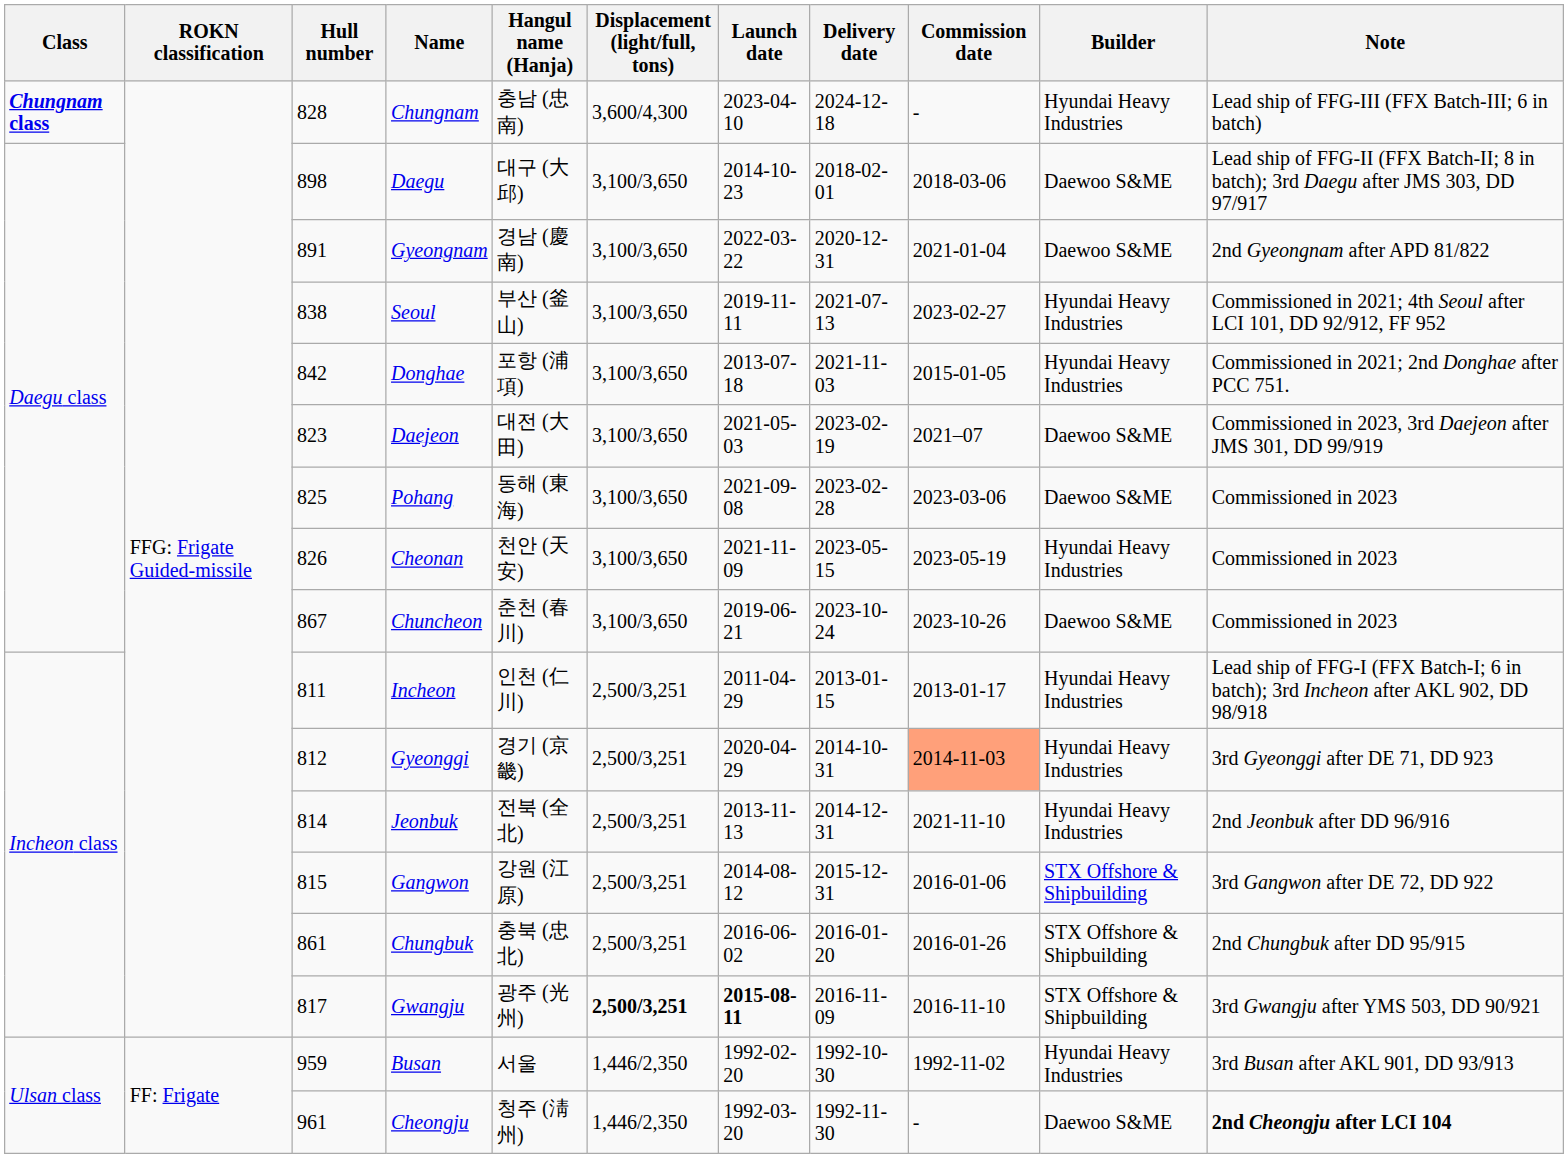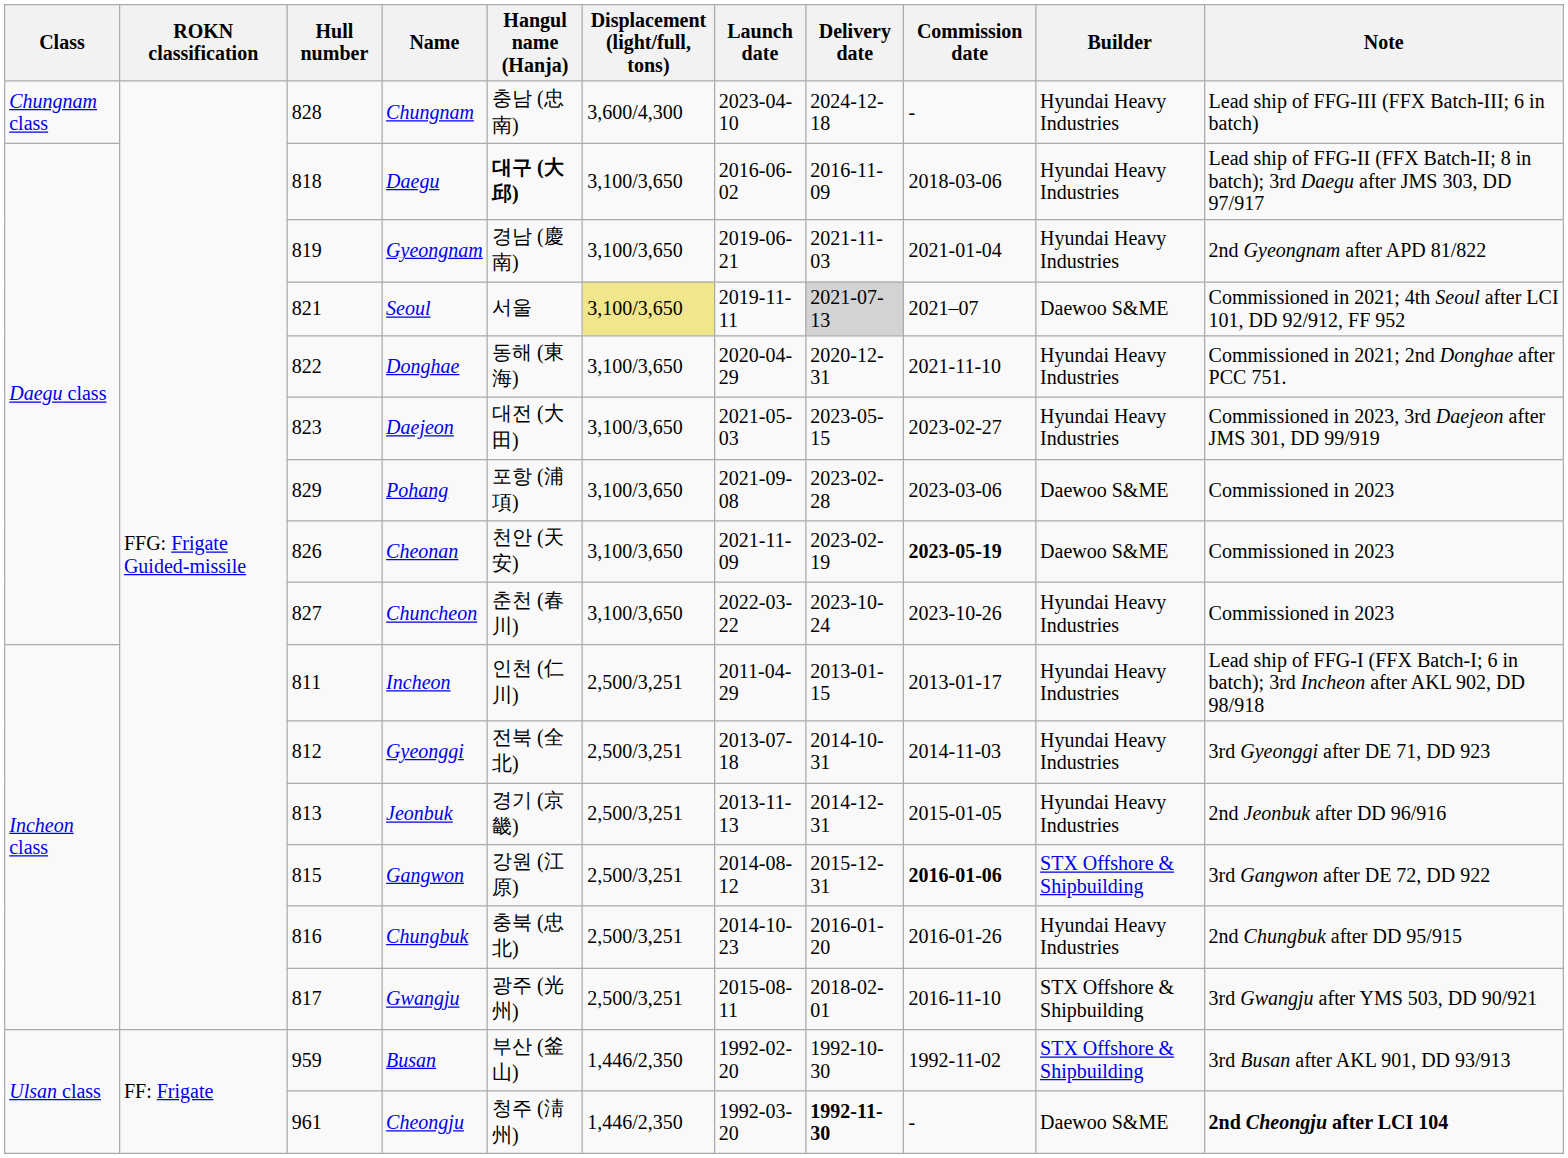(56, 112) bold -> (53, 112) normal
(312, 181) 898 -> (307, 181) 818
(533, 180) normal -> (528, 180) bold
(760, 181) 2014-10-23 -> (755, 181) 2016-06-02
(851, 181) 2018-02-01 -> (847, 181) 2016-11-09
(1108, 181) Daewoo S&ME -> (1103, 181) Hyundai Heavy Industries
(312, 250) 891 -> (307, 250) 819
(760, 250) 2022-03-22 -> (755, 250) 2019-06-21
(851, 250) 2020-12-31 -> (847, 250) 2021-11-03
(1108, 250) Daewoo S&ME -> (1103, 250) Hyundai Heavy Industries
(312, 312) 838 -> (307, 308) 821
(533, 311) 부산 (釜山) -> (512, 307) 서울
(640, 312) no background -> (635, 308) khaki background
(851, 312) no background -> (847, 308) lightgrey background
(959, 312) 2023-02-27 -> (944, 308) 2021–07
(1107, 312) Hyundai Heavy Industries -> (1104, 308) Daewoo S&ME
(312, 373) 842 -> (307, 366) 822
(533, 373) 포항 (浦項) -> (528, 365) 동해 (東海)
(760, 373) 2013-07-18 -> (755, 366) 2020-04-29
(851, 373) 2021-11-03 -> (847, 366) 2020-12-31
(959, 373) 2015-01-05 -> (955, 366) 2021-11-10
(851, 435) 2023-02-19 -> (847, 428) 2023-05-15
(948, 435) 2021–07 -> (955, 428) 2023-02-27
(1108, 435) Daewoo S&ME -> (1103, 428) Hyundai Heavy Industries
(312, 497) 825 -> (307, 489) 829
(533, 496) 동해 (東海) -> (528, 489) 포항 (浦項)
(851, 559) 2023-05-15 -> (847, 551) 2023-02-19
(959, 559) normal -> (955, 551) bold
(1107, 559) Hyundai Heavy Industries -> (1104, 551) Daewoo S&ME
(312, 620) 867 -> (307, 613) 827
(760, 620) 2019-06-21 -> (755, 613) 2022-03-22
(1108, 620) Daewoo S&ME -> (1103, 613) Hyundai Heavy Industries
(533, 758) 경기 (京畿) -> (528, 751) 전북 (全北)
(760, 759) 2020-04-29 -> (755, 751) 2013-07-18
(959, 759) lightsalmon background -> (955, 751) no background
(312, 820) 814 -> (307, 813) 813
(533, 820) 전북 (全北) -> (528, 812) 경기 (京畿)
(959, 820) 2021-11-10 -> (955, 813) 2015-01-05
(959, 882) normal -> (955, 875) bold
(312, 944) 861 -> (307, 936) 816
(760, 944) 2016-06-02 -> (755, 936) 2014-10-23
(1111, 944) STX Offshore & Shipbuilding -> (1103, 936) Hyundai Heavy Industries
(640, 1006) bold -> (635, 998) normal
(760, 1006) bold -> (755, 998) normal
(851, 1006) 2016-11-09 -> (847, 998) 2018-02-01
(517, 1063) 서울 -> (528, 1059) 부산 (釜山)
(1107, 1064) Hyundai Heavy Industries -> (1107, 1060) STX Offshore & Shipbuilding
(851, 1122) normal -> (846, 1122) bold
